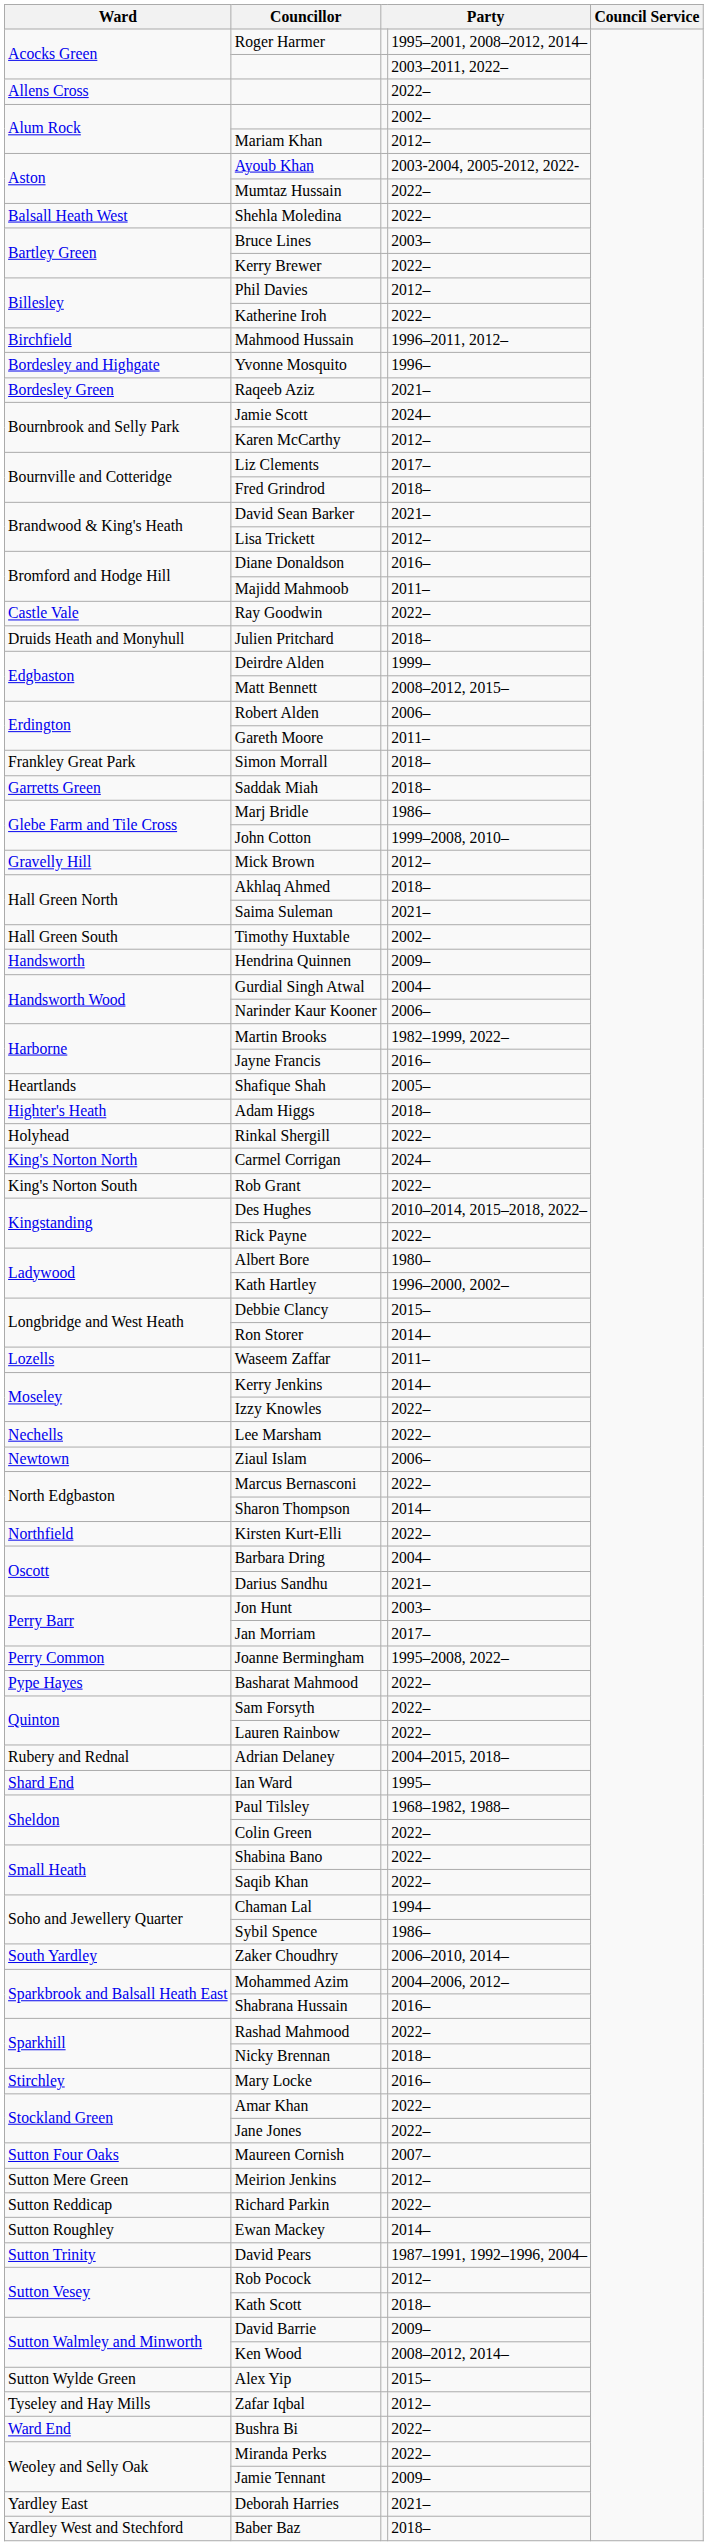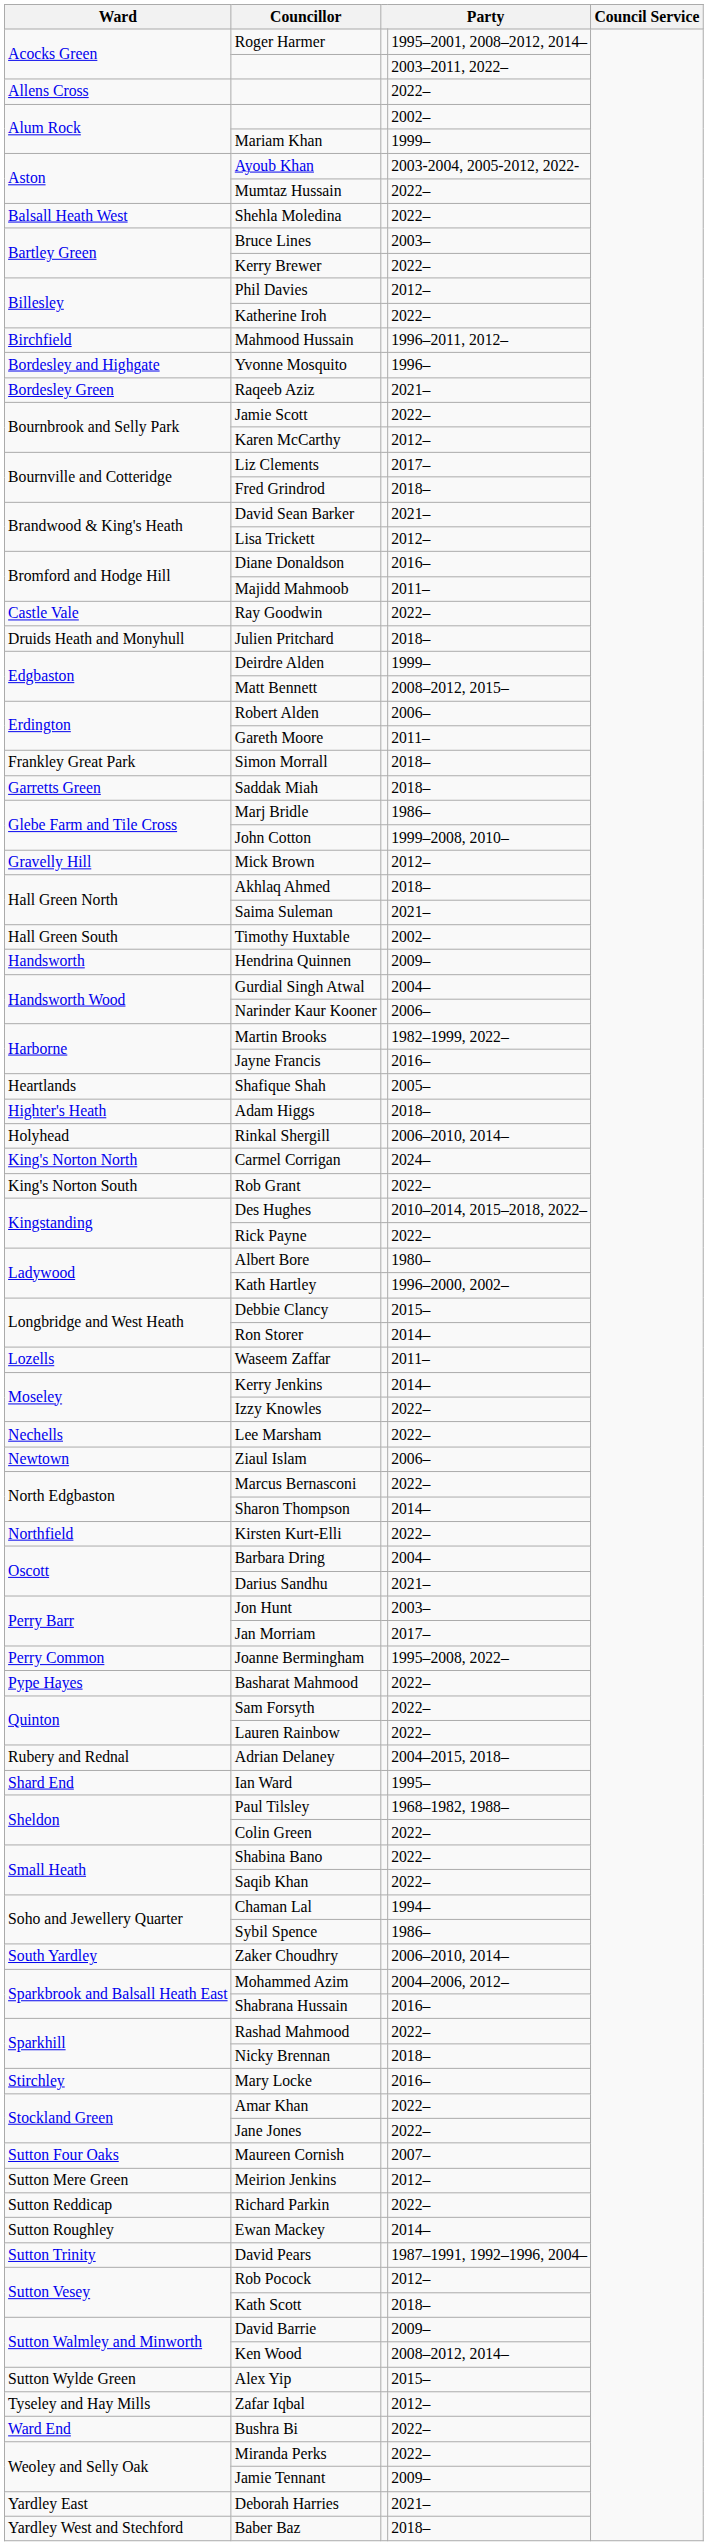(411, 141) 2012– -> (411, 141) 1999–
(411, 414) 2024– -> (411, 414) 2022–
(411, 1135) 2022– -> (450, 1135) 2006–2010, 2014–
